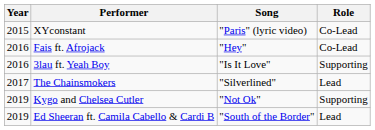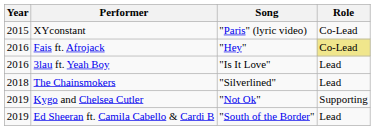(338, 47) no background -> (338, 47) khaki background
(344, 64) Supporting -> (330, 64) Lead
(18, 82) 2017 -> (18, 82) 2018
